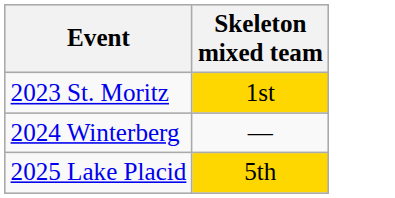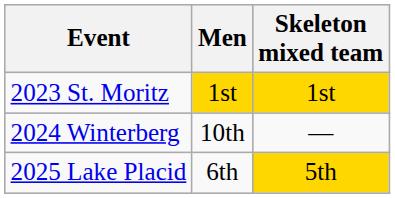+ column: (222, 38)
